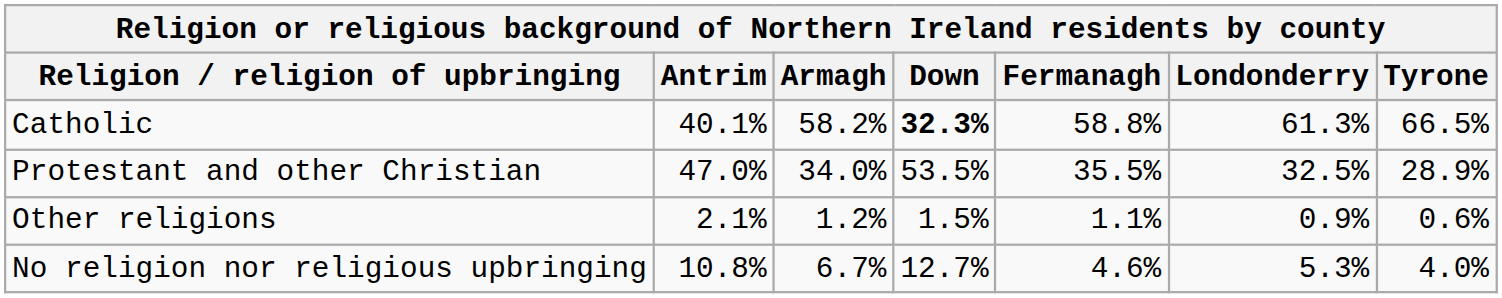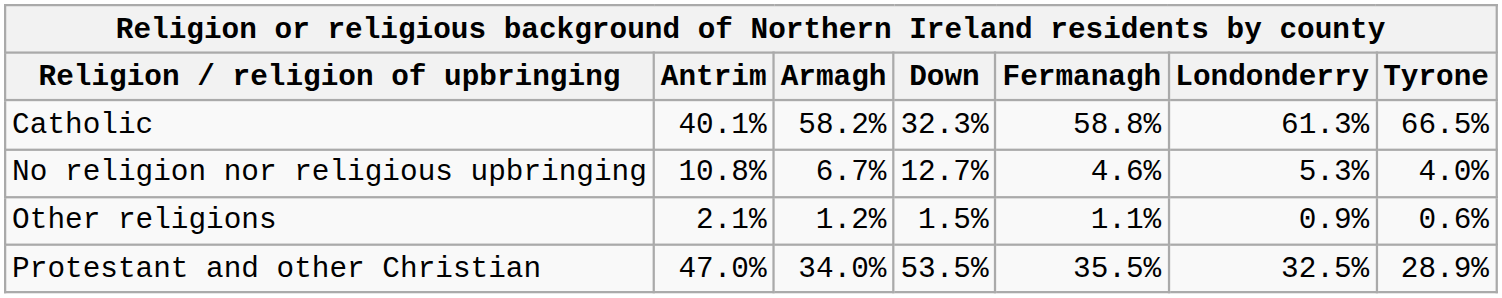(944, 125) bold -> (944, 125) normal
rows swapped: (277, 173) <-> (329, 268)
